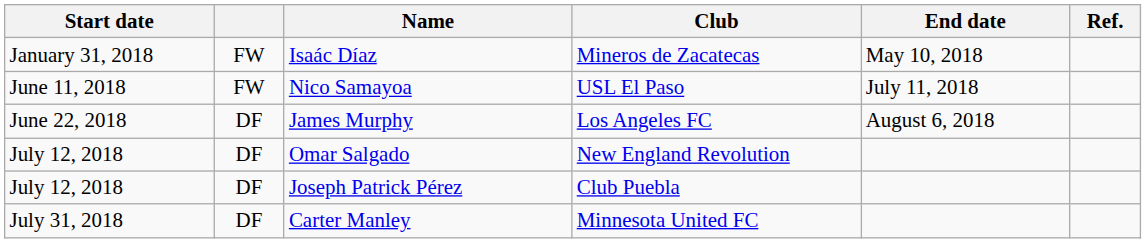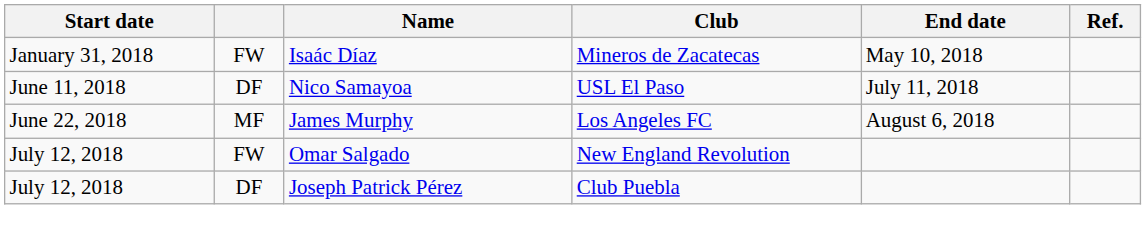(249, 87) FW -> (249, 87) DF
(249, 120) DF -> (249, 120) MF
(249, 154) DF -> (249, 154) FW
- row: (350, 220)
